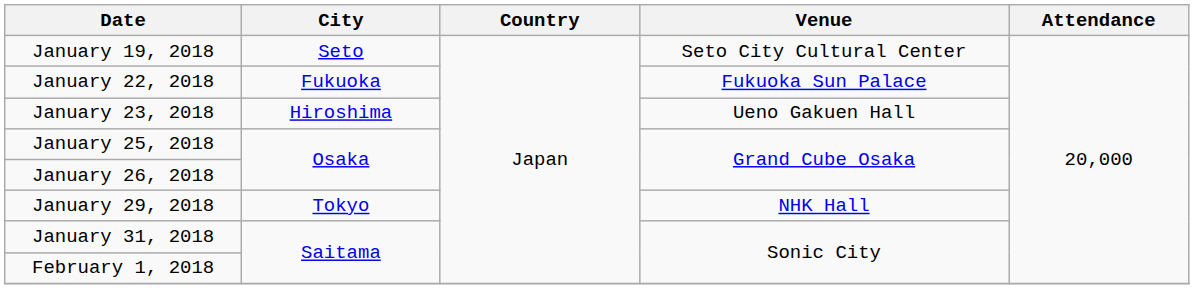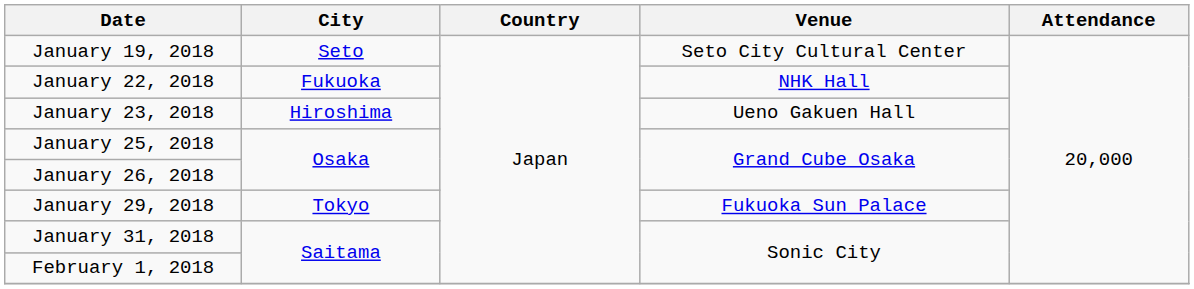(824, 82) Fukuoka Sun Palace -> (824, 82) NHK Hall
(824, 206) NHK Hall -> (824, 206) Fukuoka Sun Palace
